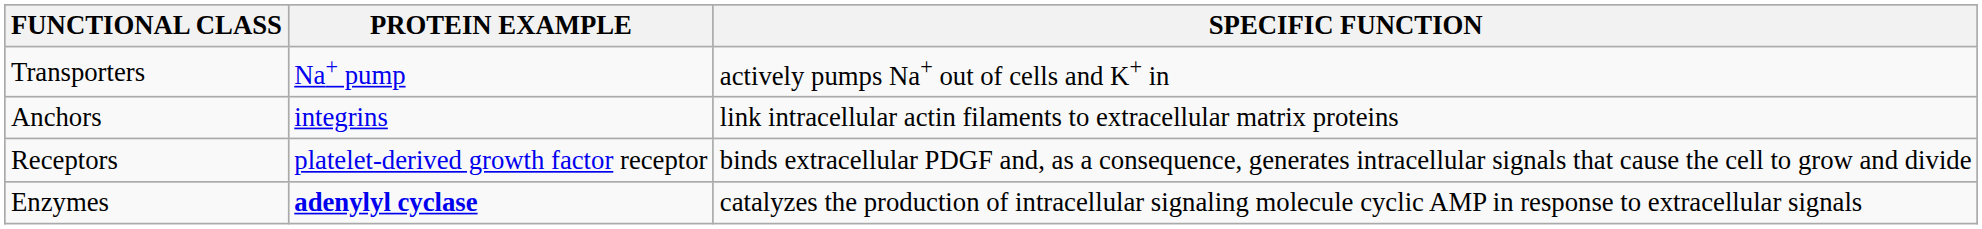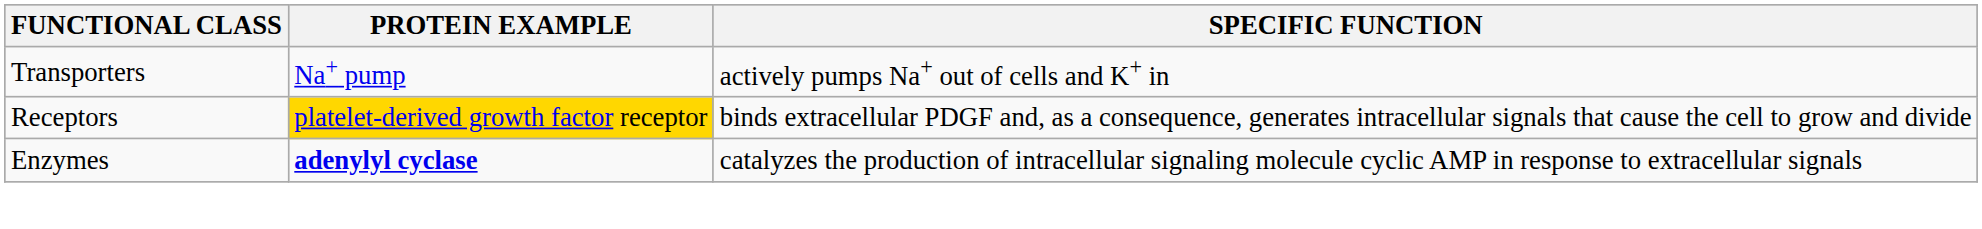- row: (56, 117)
(501, 160) no background -> (501, 117) gold background
